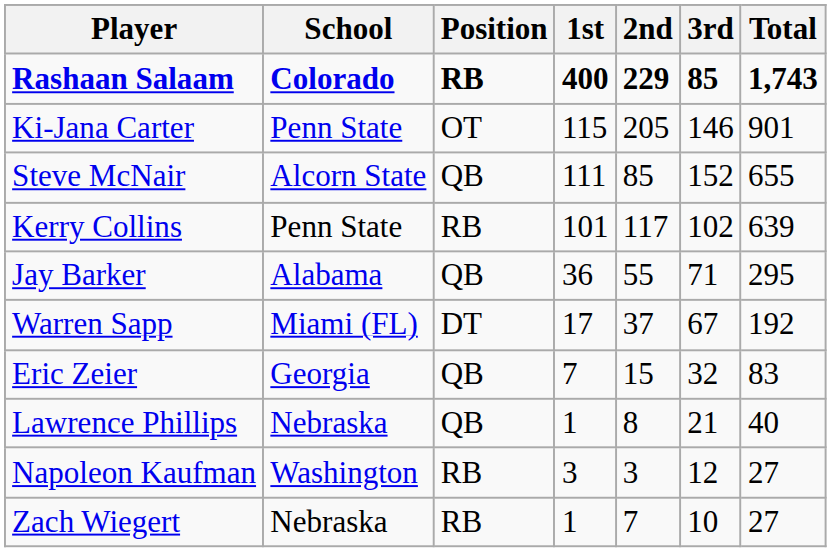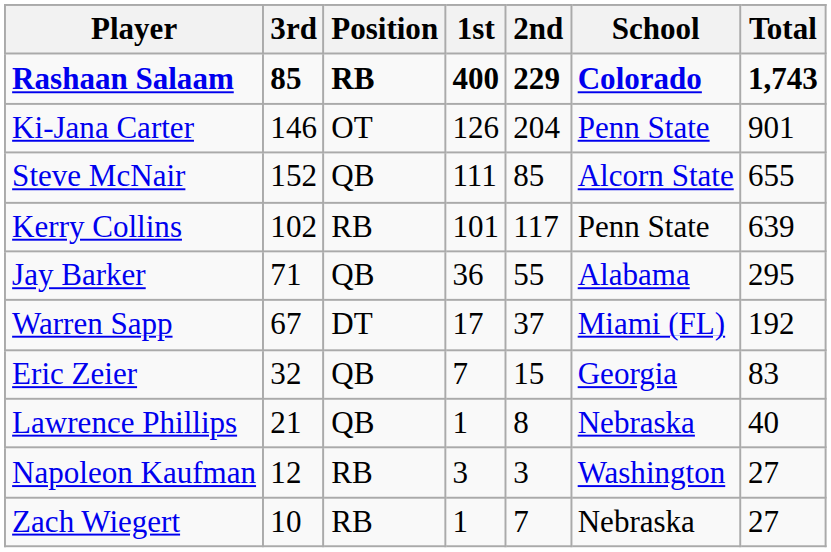columns swapped: (348, 29) <-> (710, 29)
(585, 127) 115 -> (476, 127) 126
(646, 127) 205 -> (537, 127) 204
